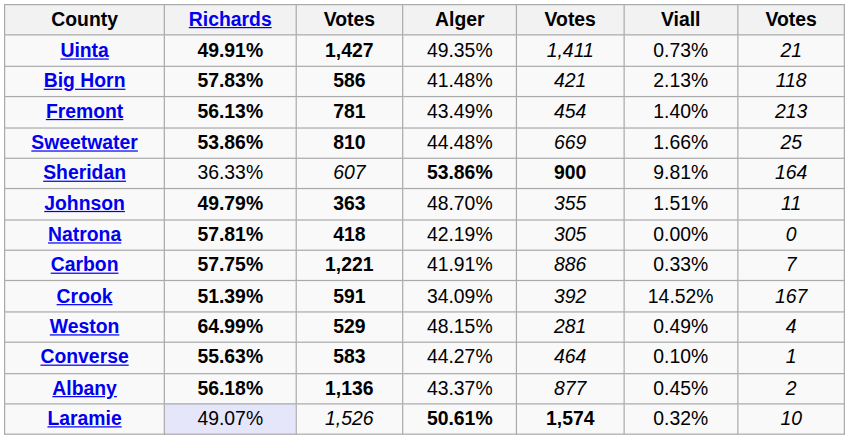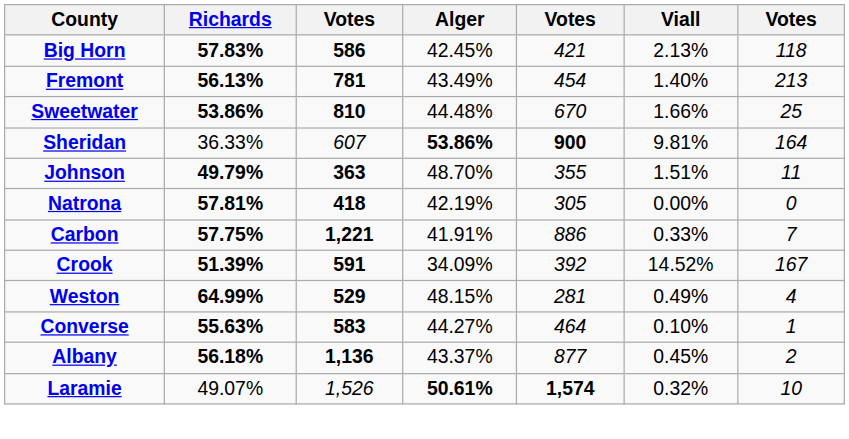- row: (85, 50)
(460, 81) 41.48% -> (460, 50) 42.45%
(570, 142) 669 -> (570, 111) 670
(230, 419) lavender background -> (230, 388) no background
